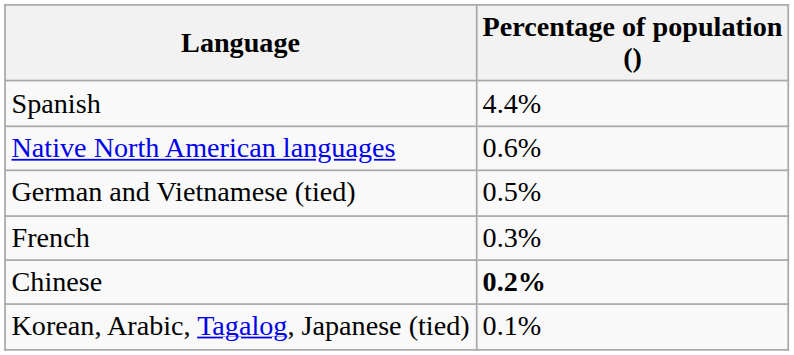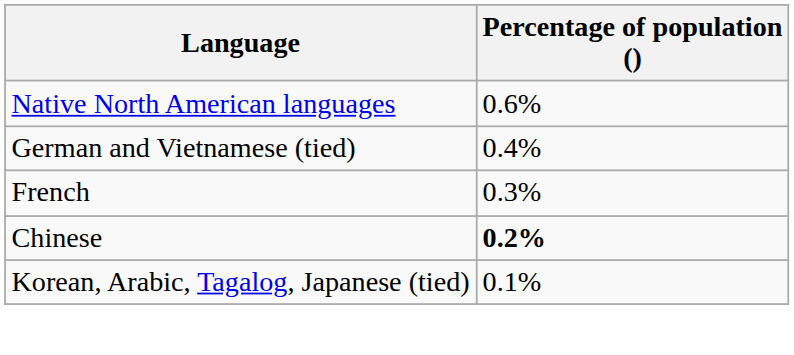- row: (56, 103)
(512, 192) 0.5% -> (512, 147) 0.4%
